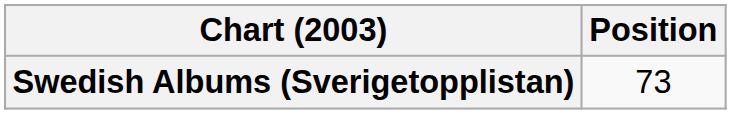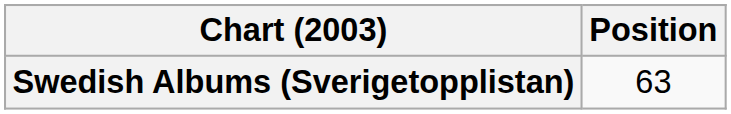(653, 81) 73 -> (653, 81) 63
